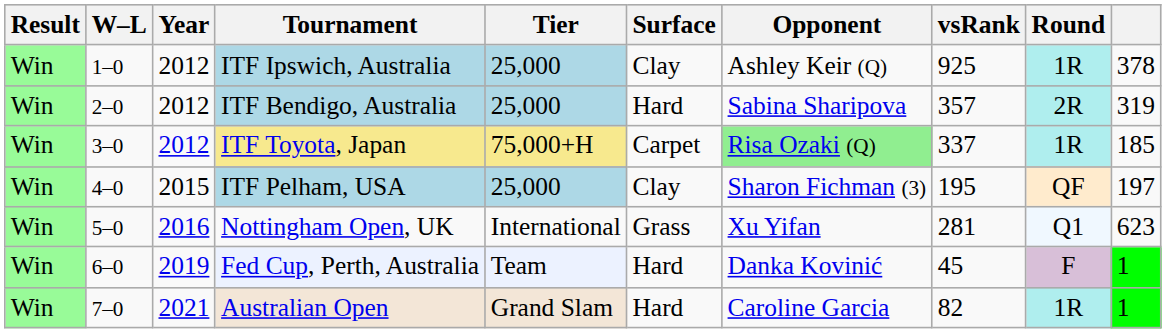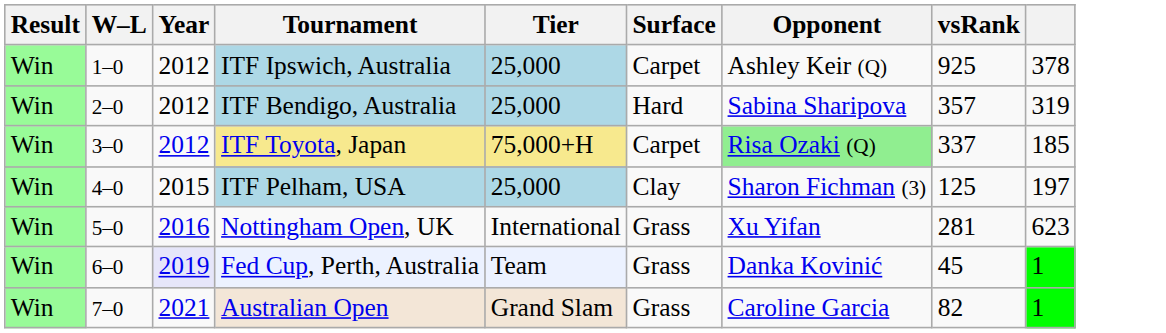- column: (1068, 24)
(656, 65) Clay -> (666, 65) Carpet
(957, 186) 195 -> (957, 186) 125
(184, 266) no background -> (184, 266) lavender background
(658, 266) Hard -> (661, 266) Grass
(658, 307) Hard -> (661, 307) Grass
